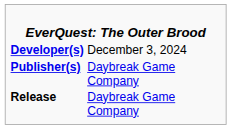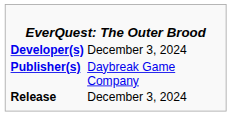(131, 104) Daybreak Game Company -> (137, 97) December 3, 2024
